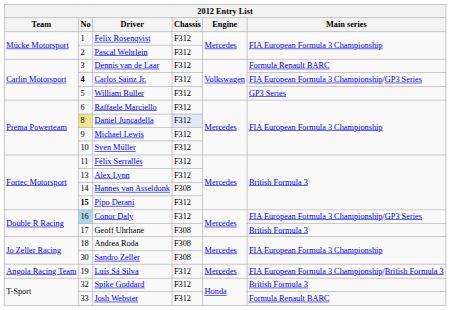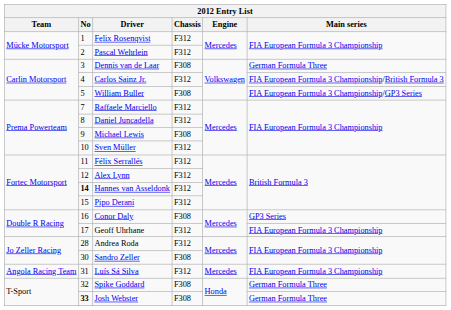(182, 65) F312 -> (182, 65) F308
(289, 65) Formula Renault BARC -> (288, 65) German Formula Three
(82, 79) bold -> (82, 79) normal
(335, 79) FIA European Formula 3 Championship/GP3 Series -> (346, 79) FIA European Formula 3 Championship/British Formula 3
(182, 93) F312 -> (182, 93) F308
(267, 93) GP3 Series -> (335, 93) FIA European Formula 3 Championship/GP3 Series
(82, 106) 6 -> (82, 106) 7
(82, 120) khaki background -> (82, 120) no background
(182, 120) lavender background -> (182, 120) no background
(182, 134) F312 -> (182, 134) F308
(85, 175) 13 -> (85, 175) 12
(85, 188) normal -> (85, 188) bold
(182, 188) F308 -> (182, 188) F312
(85, 202) bold -> (85, 202) normal
(85, 216) lightblue background -> (85, 216) no background
(182, 216) F312 -> (182, 216) F308
(335, 216) FIA European Formula 3 Championship/GP3 Series -> (267, 216) GP3 Series
(182, 229) F308 -> (182, 229) F312
(278, 229) British Formula 3 -> (316, 229) FIA European Formula 3 Championship
(85, 243) 18 -> (85, 243) 28
(182, 243) F308 -> (182, 243) F312
(85, 270) 19 -> (85, 270) 31
(346, 270) FIA European Formula 3 Championship/British Formula 3 -> (316, 270) FIA European Formula 3 Championship
(182, 284) F312 -> (182, 284) F308
(278, 284) British Formula 3 -> (288, 284) German Formula Three
(85, 298) normal -> (85, 298) bold
(182, 298) F312 -> (182, 298) F308
(289, 298) Formula Renault BARC -> (288, 298) German Formula Three
